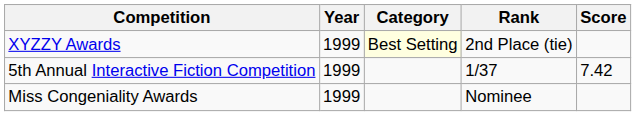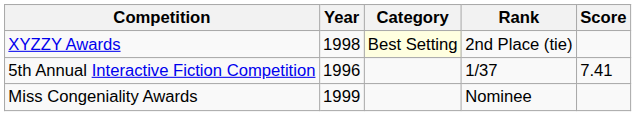(342, 44) 1999 -> (342, 44) 1998
(342, 70) 1999 -> (342, 70) 1996
(596, 70) 7.42 -> (596, 70) 7.41
